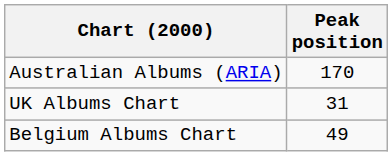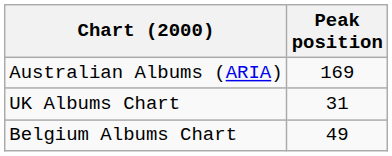(337, 73) 170 -> (337, 73) 169
